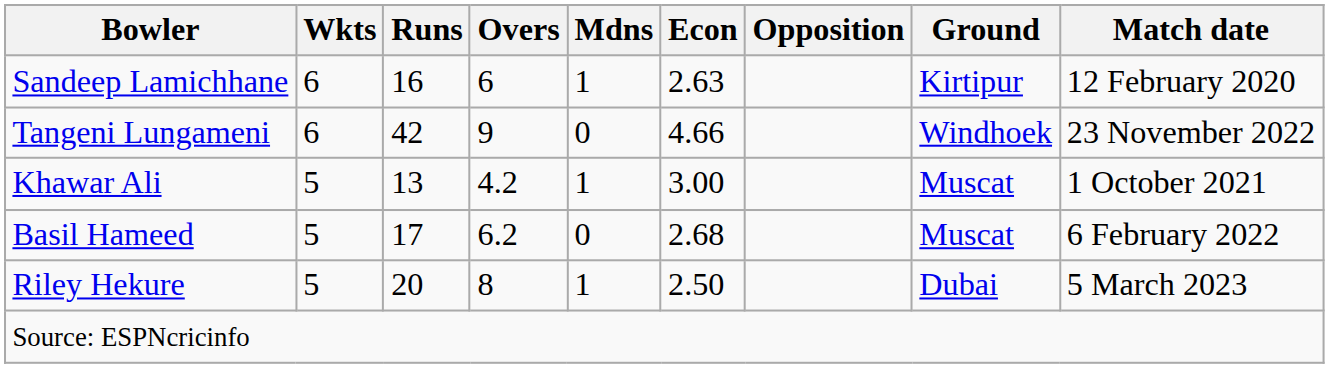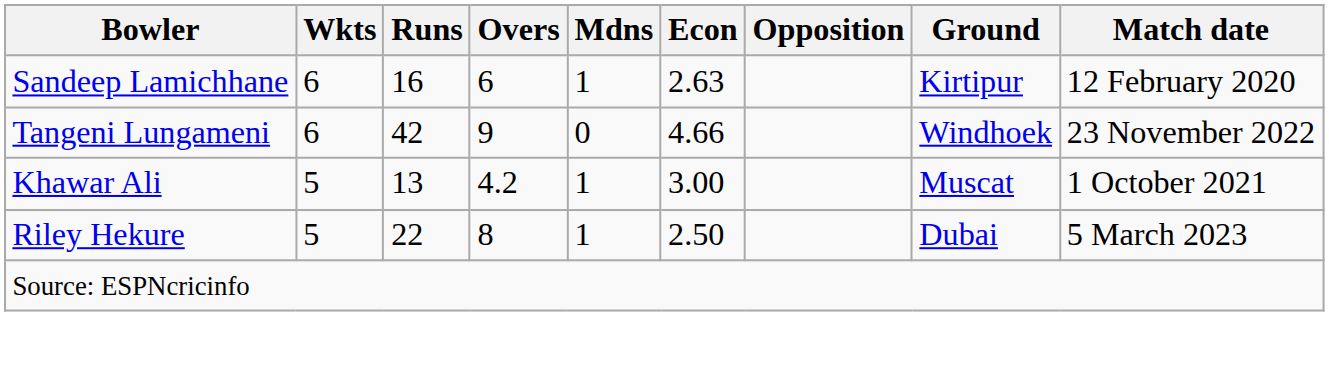- row: (103, 234)
(407, 285) 20 -> (407, 234) 22
